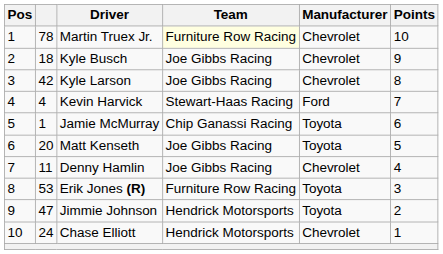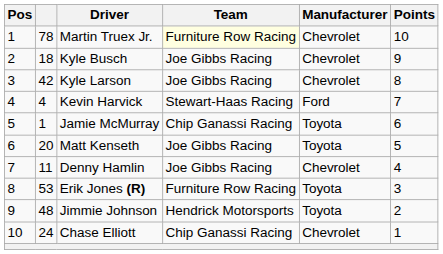(46, 210) 47 -> (46, 210) 48
(230, 232) Hendrick Motorsports -> (229, 232) Chip Ganassi Racing
